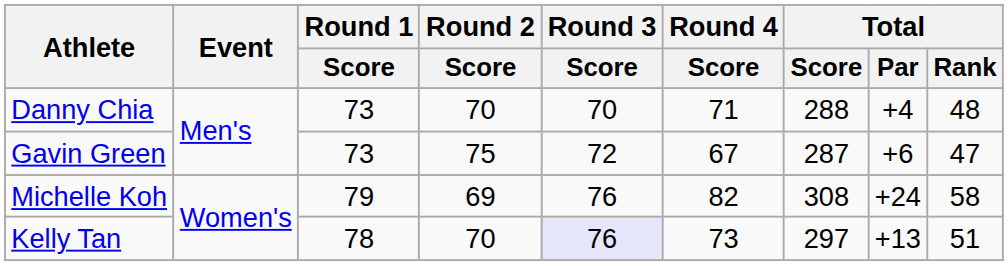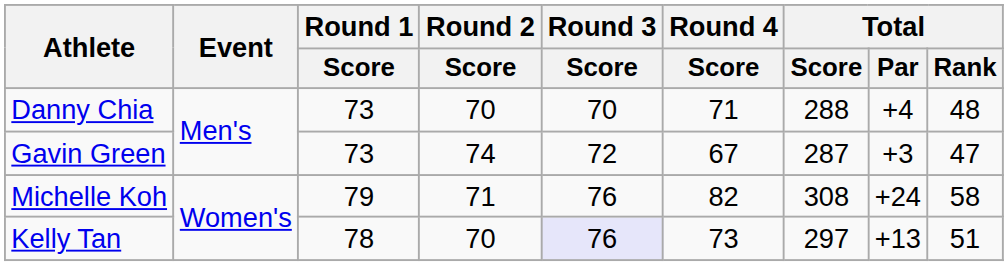(481, 153) 75 -> (481, 153) 74
(898, 153) +6 -> (898, 153) +3
(481, 196) 69 -> (481, 196) 71
